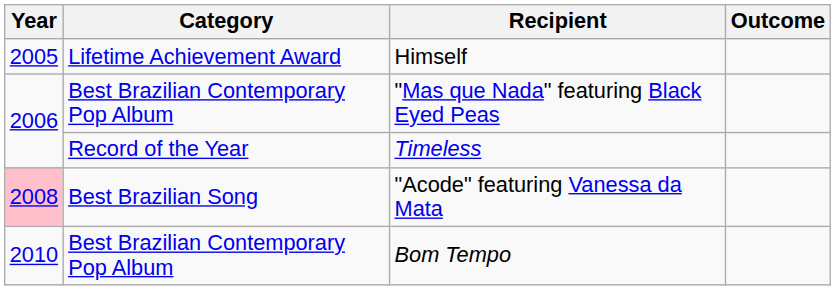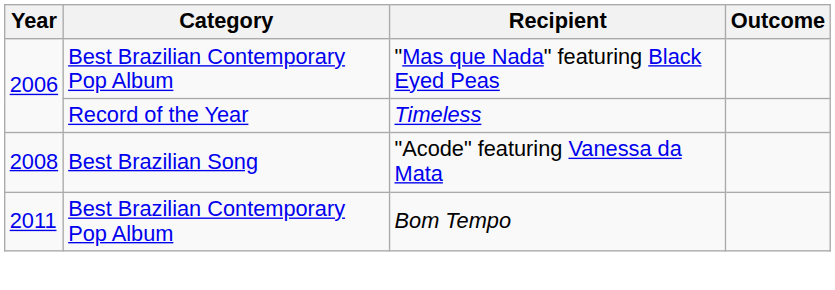- row: (431, 56)
(34, 196) pink background -> (34, 162) no background
(34, 255) 2010 -> (33, 220) 2011
